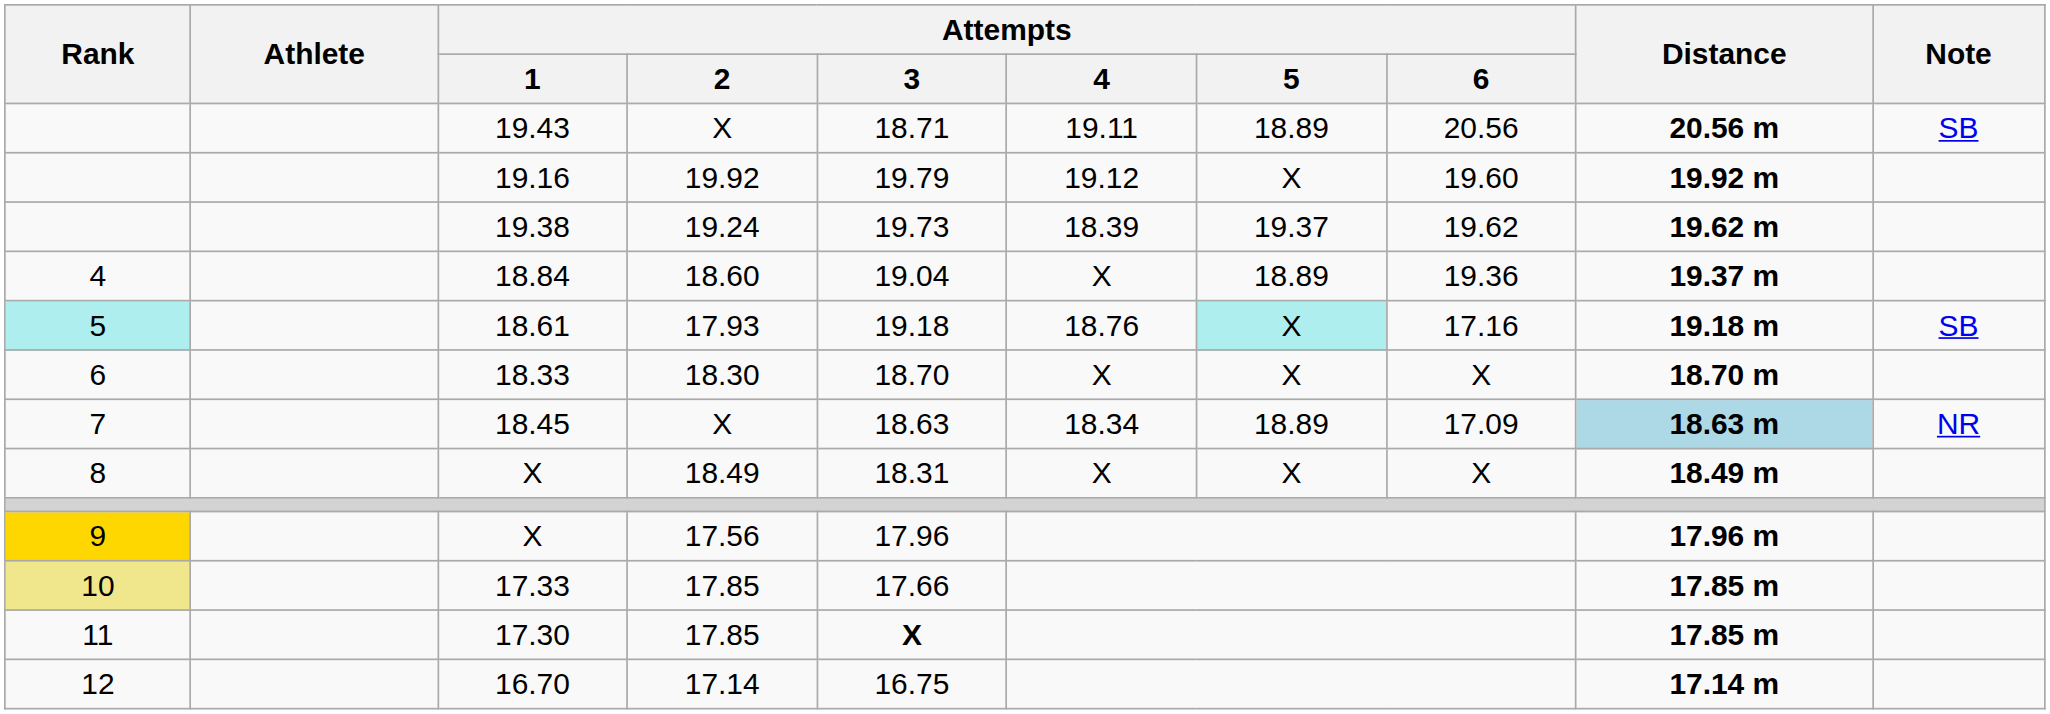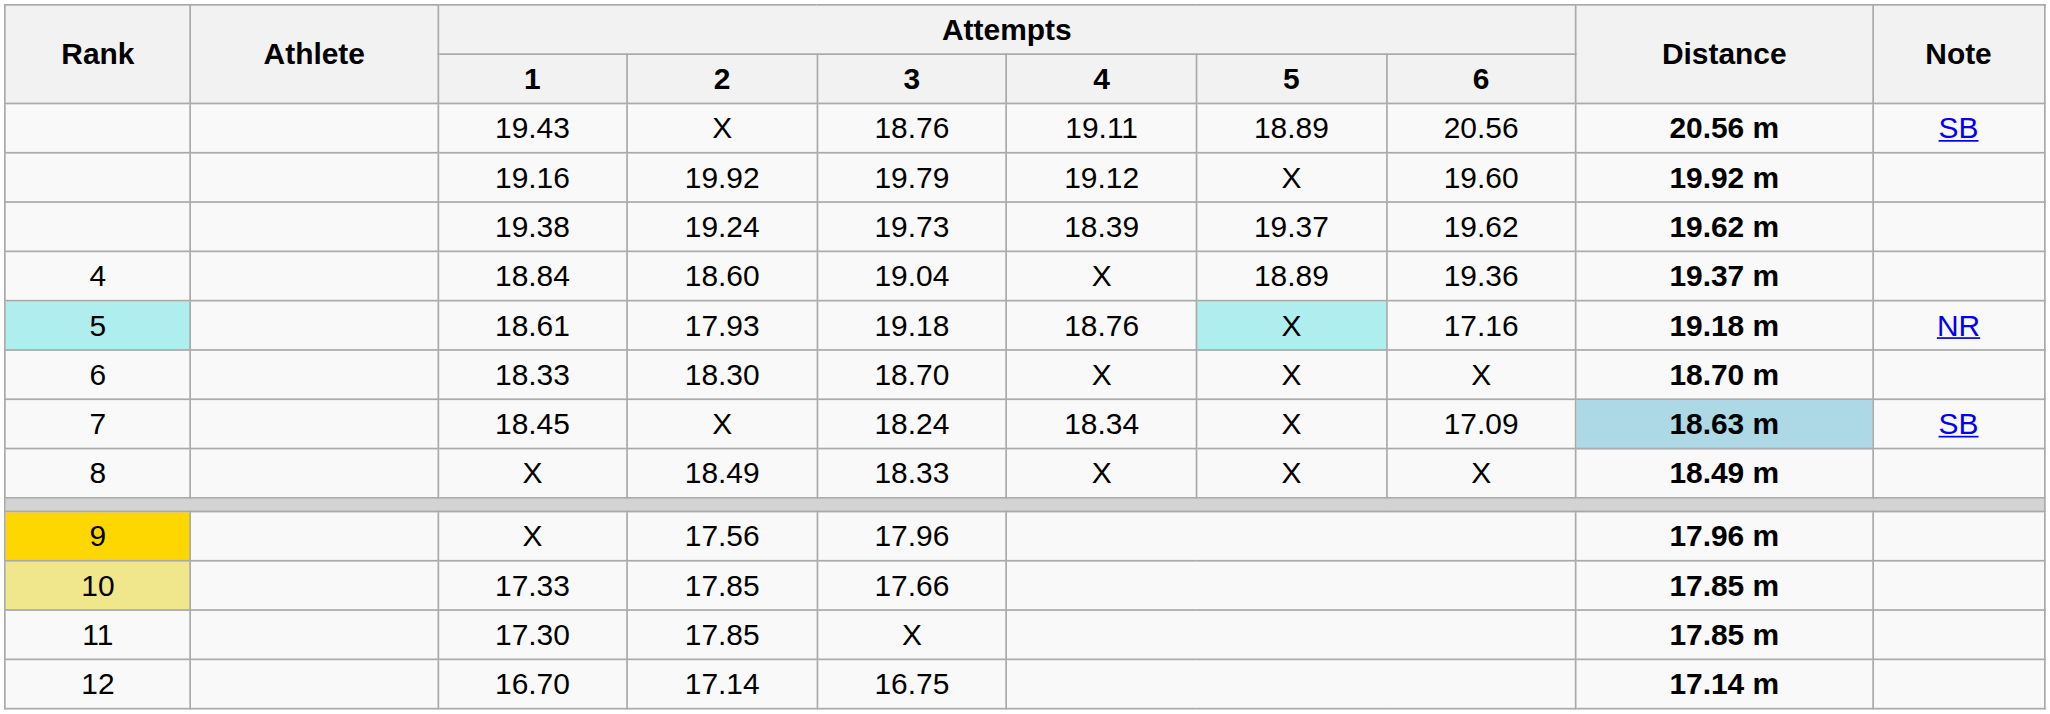(912, 127) 18.71 -> (912, 127) 18.76
(1959, 324) SB -> (1959, 324) NR
(912, 423) 18.63 -> (912, 423) 18.24
(1291, 423) 18.89 -> (1291, 423) X
(1959, 423) NR -> (1959, 423) SB
(912, 472) 18.31 -> (912, 472) 18.33
(912, 634) bold -> (912, 634) normal
